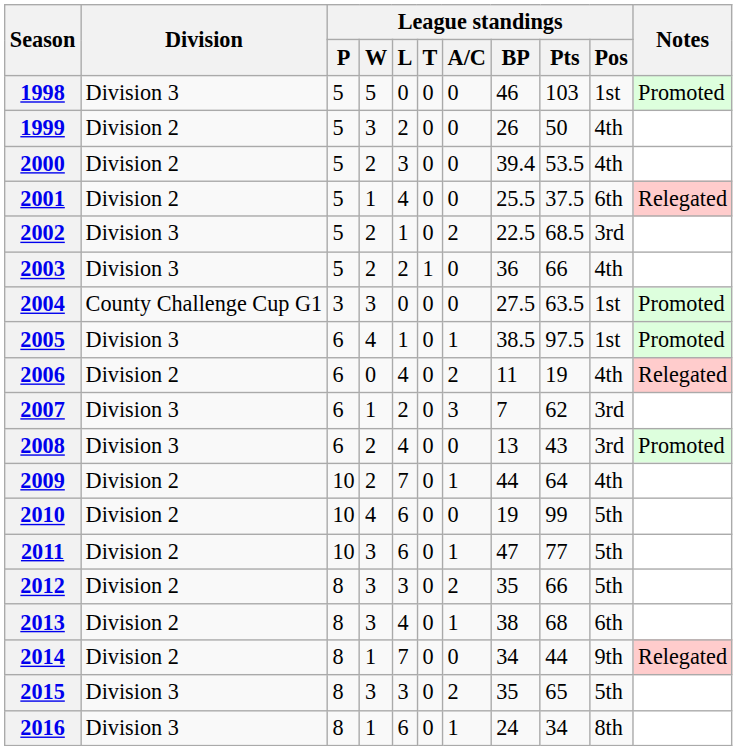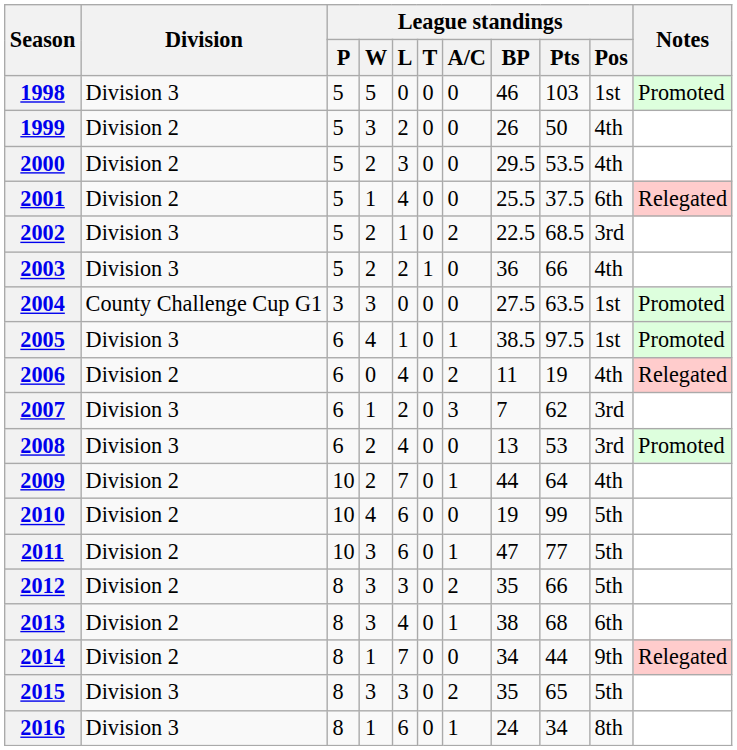(516, 163) 39.4 -> (516, 163) 29.5
(556, 445) 43 -> (556, 445) 53
